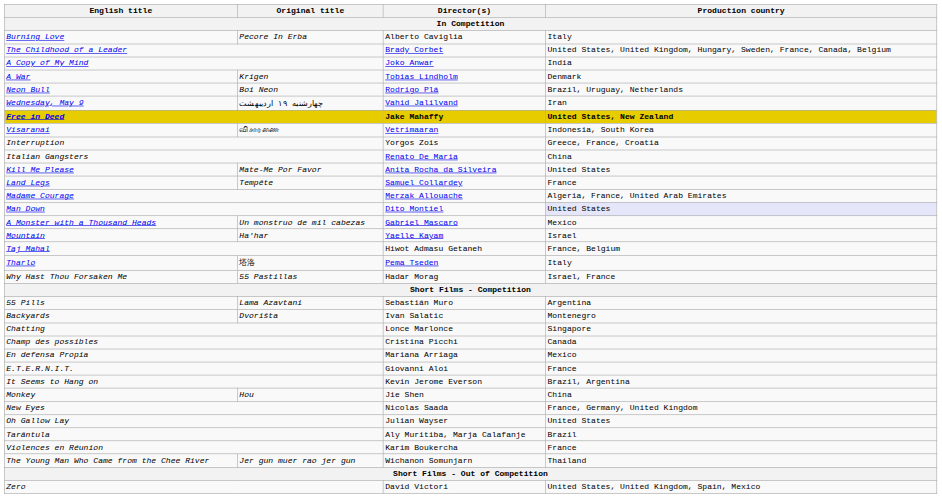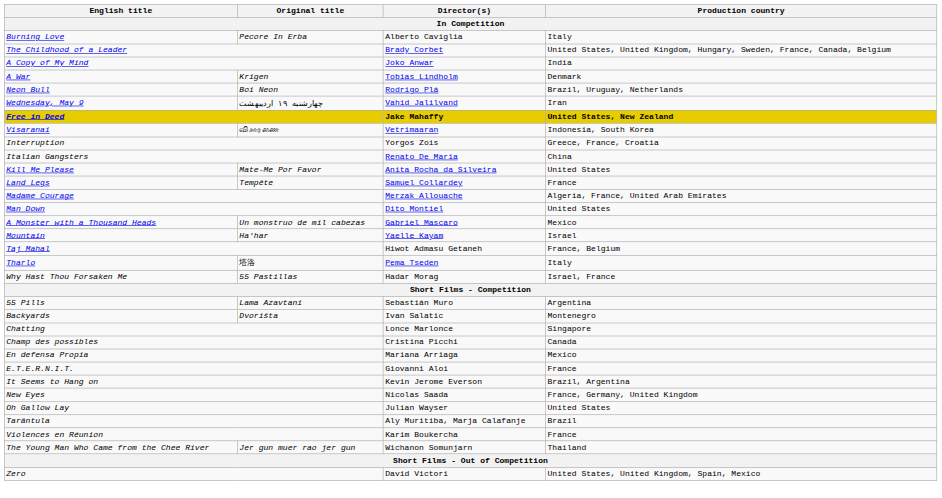(579, 209) lavender background -> (579, 209) no background
- row: (21, 395)
